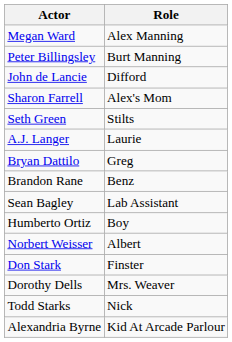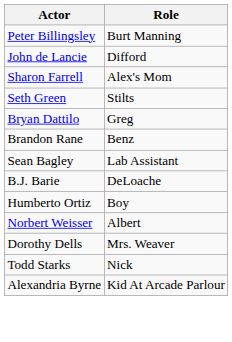- row: (41, 35)
- row: (38, 139)
+ row: (33, 181)
- row: (34, 264)
